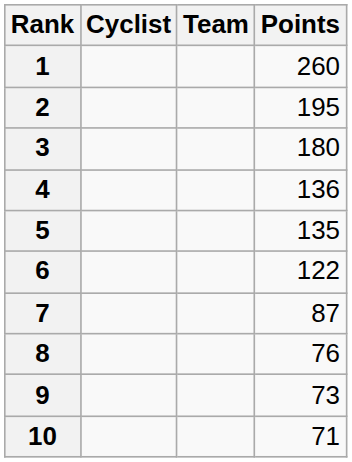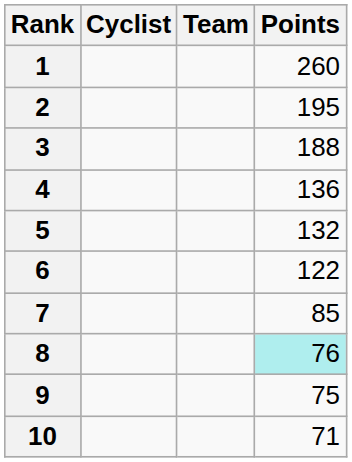(318, 148) 180 -> (318, 148) 188
(318, 230) 135 -> (318, 230) 132
(326, 312) 87 -> (326, 312) 85
(326, 353) no background -> (326, 353) paleturquoise background
(326, 395) 73 -> (326, 395) 75
